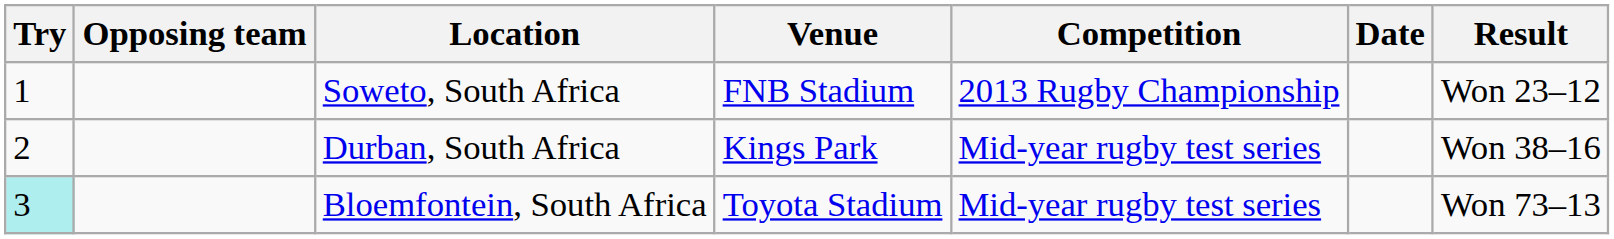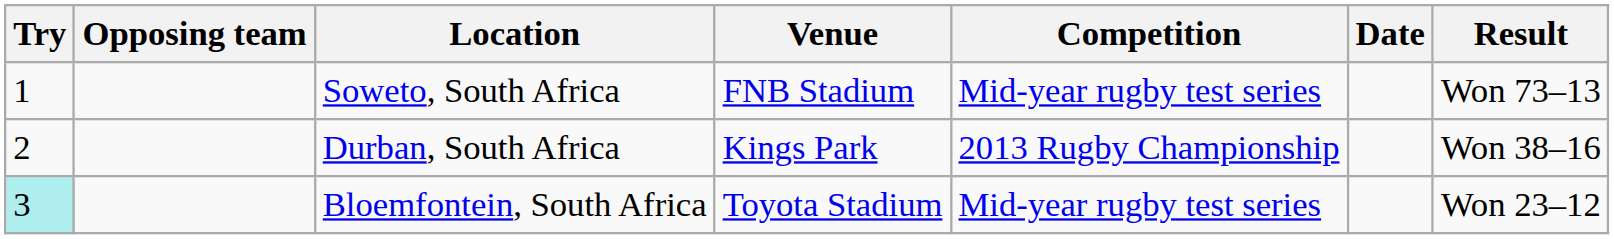(1149, 90) 2013 Rugby Championship -> (1140, 90) Mid-year rugby test series
(1521, 90) Won 23–12 -> (1521, 90) Won 73–13
(1140, 147) Mid-year rugby test series -> (1149, 147) 2013 Rugby Championship
(1521, 204) Won 73–13 -> (1521, 204) Won 23–12
